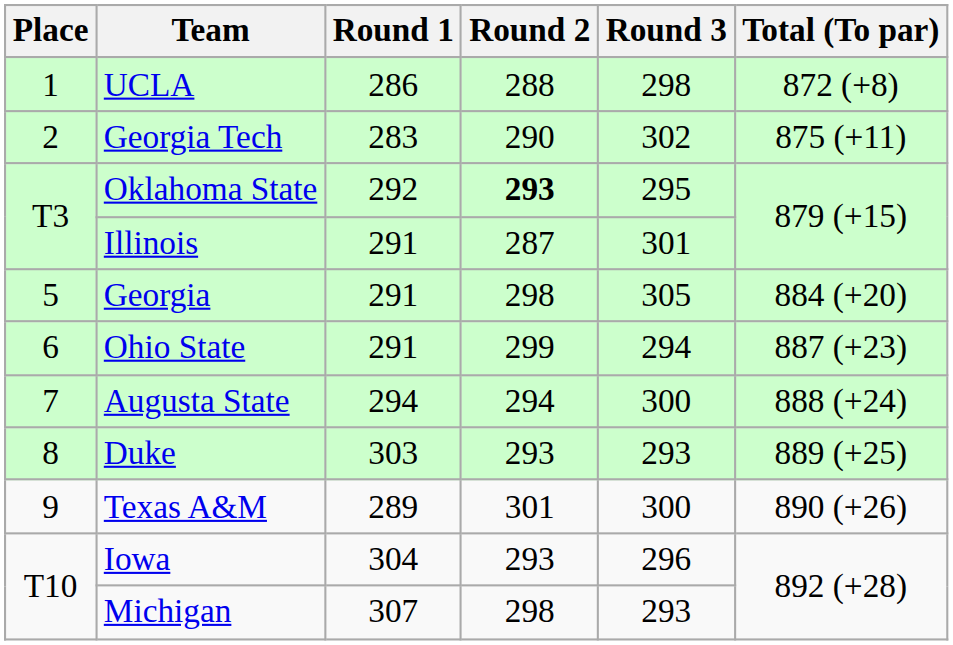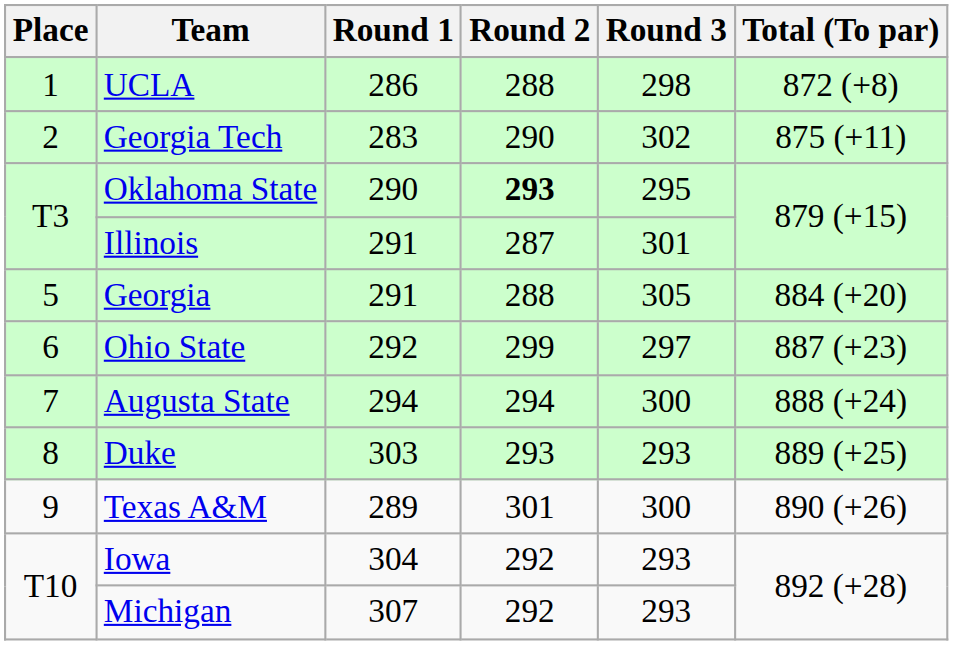(393, 189) 292 -> (393, 189) 290
(530, 294) 298 -> (530, 294) 288
(393, 347) 291 -> (393, 347) 292
(666, 347) 294 -> (666, 347) 297
(530, 558) 293 -> (530, 558) 292
(666, 558) 296 -> (666, 558) 293
(530, 611) 298 -> (530, 611) 292
